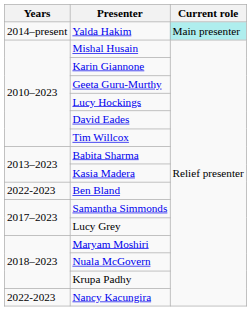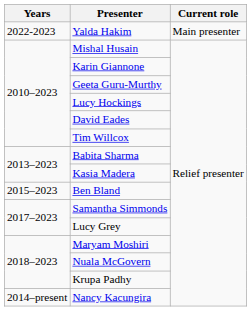(37, 31) 2014–present -> (31, 31) 2022-2023
(206, 31) paleturquoise background -> (206, 31) no background
(31, 191) 2022-2023 -> (32, 191) 2015–2023
(31, 297) 2022-2023 -> (37, 297) 2014–present
